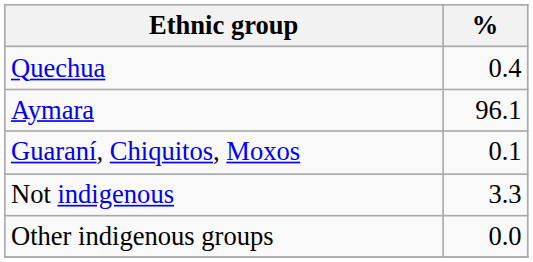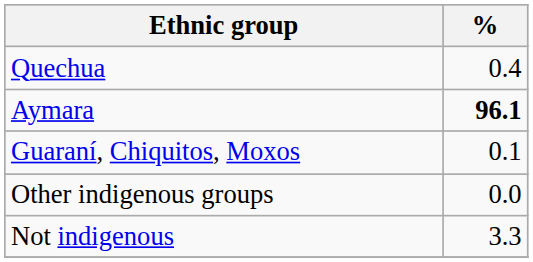(498, 109) normal -> (498, 109) bold
rows swapped: (92, 194) <-> (142, 236)
